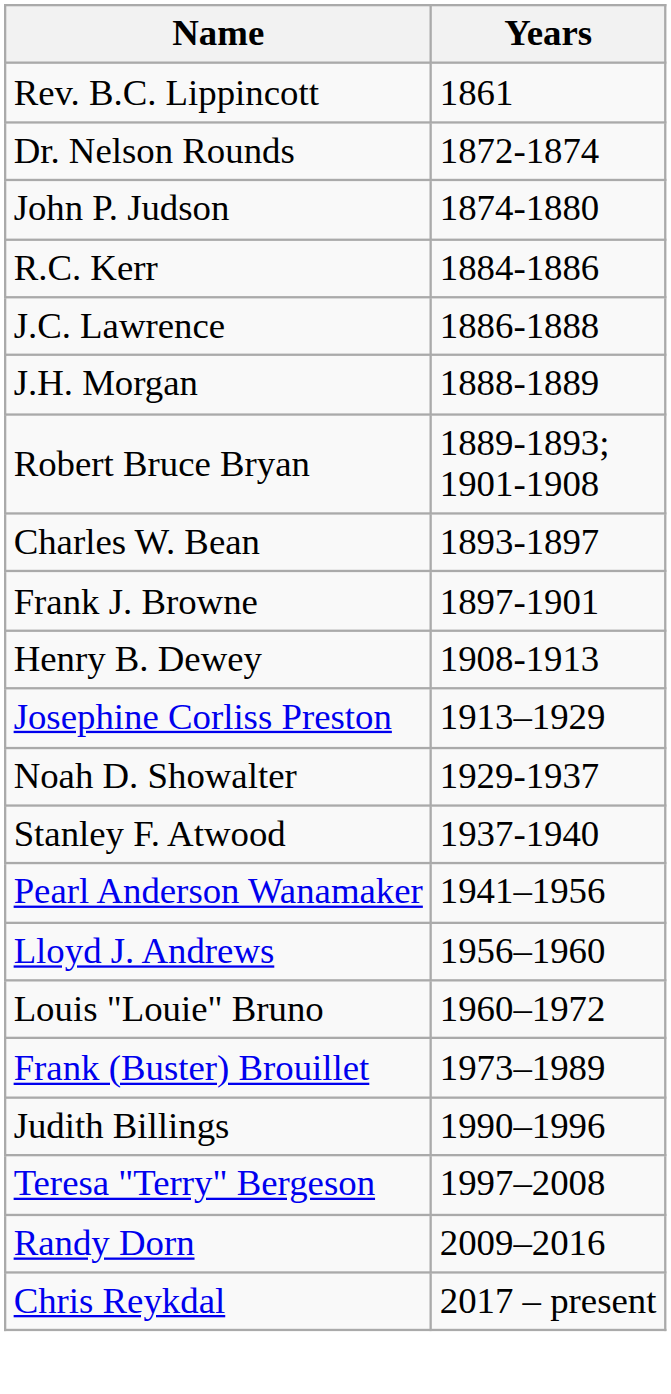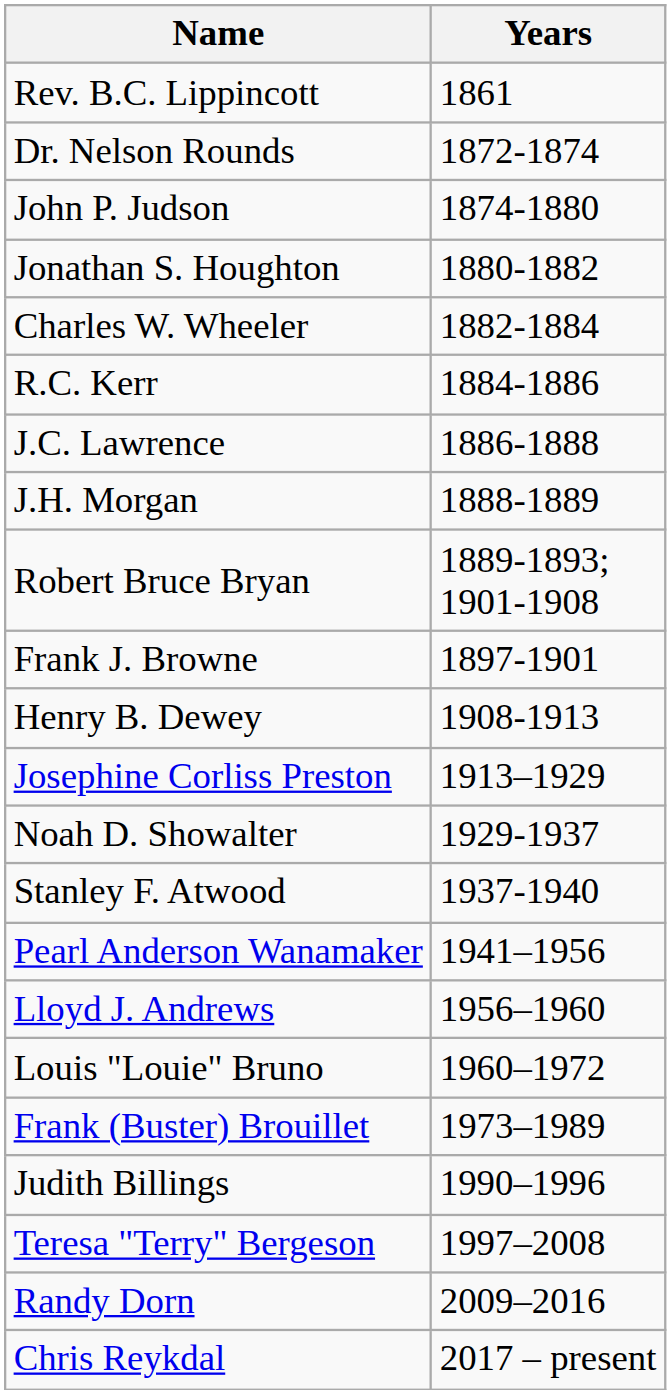+ row: (177, 267)
+ row: (161, 325)
- row: (137, 541)
